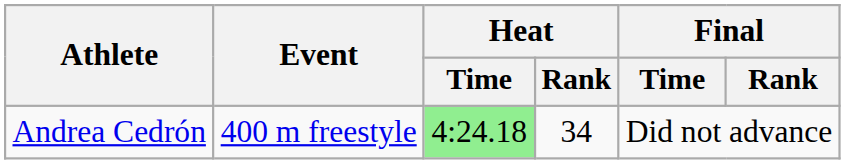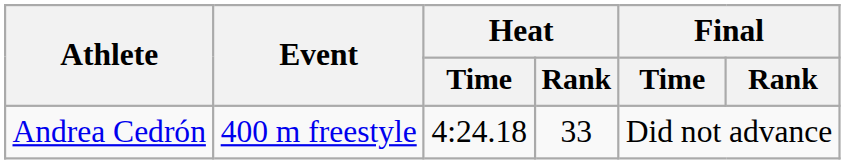(479, 132) lightgreen background -> (479, 132) no background
(576, 132) 34 -> (576, 132) 33
